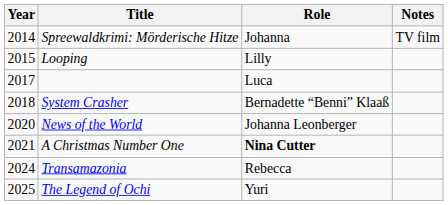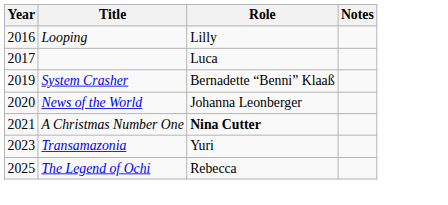- row: (140, 37)
(21, 59) 2015 -> (21, 37) 2016
(21, 102) 2018 -> (21, 80) 2019
(21, 168) 2024 -> (21, 146) 2023
(268, 168) Rebecca -> (202, 146) Yuri
(257, 189) Yuri -> (213, 168) Rebecca
